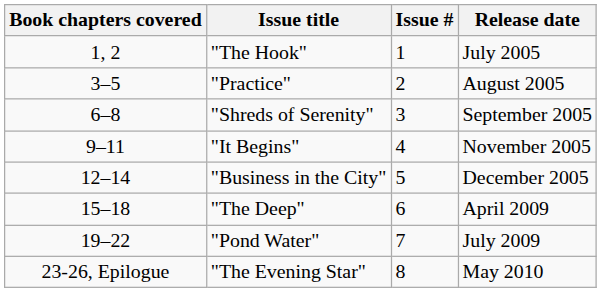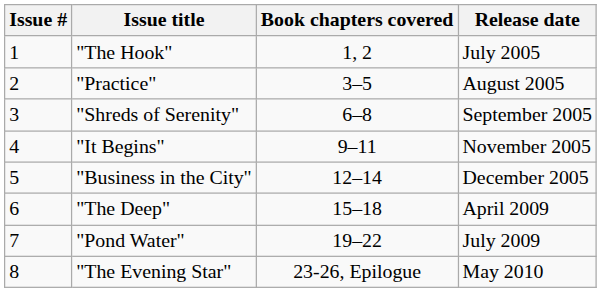columns swapped: (424, 20) <-> (105, 20)
